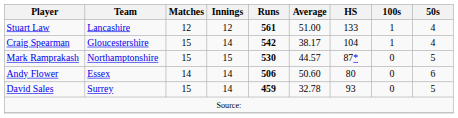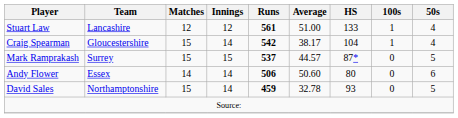(123, 58) Northamptonshire -> (100, 58) Surrey
(269, 58) 530 -> (269, 58) 537
(100, 89) Surrey -> (123, 89) Northamptonshire
